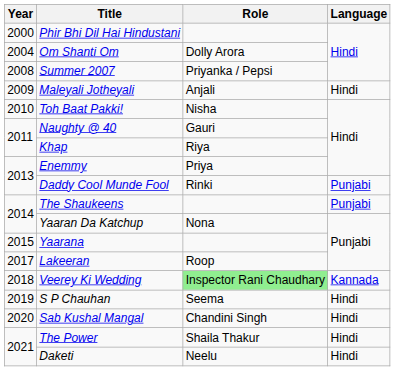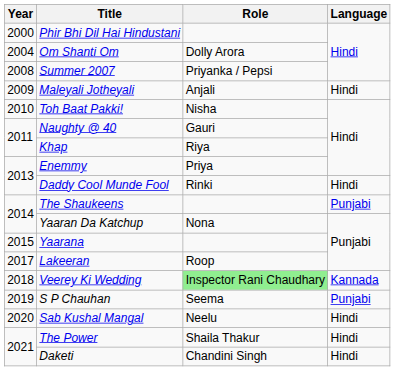(351, 185) Punjabi -> (344, 185) Hindi
(344, 299) Hindi -> (351, 299) Punjabi
(226, 318) Chandini Singh -> (201, 318) Neelu
(201, 356) Neelu -> (226, 356) Chandini Singh
